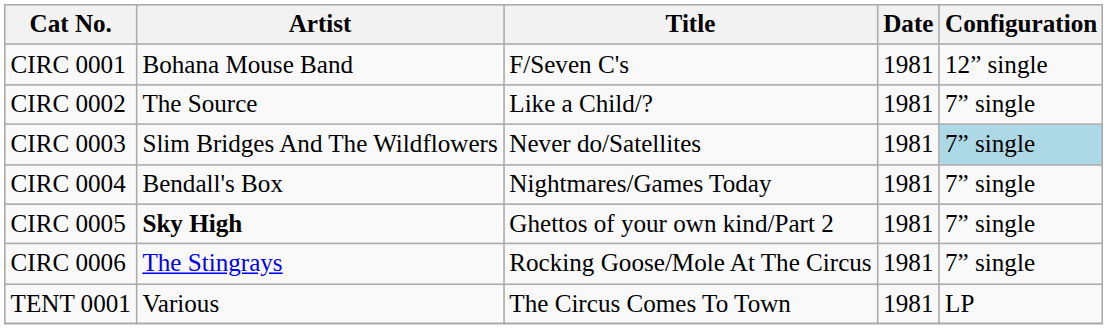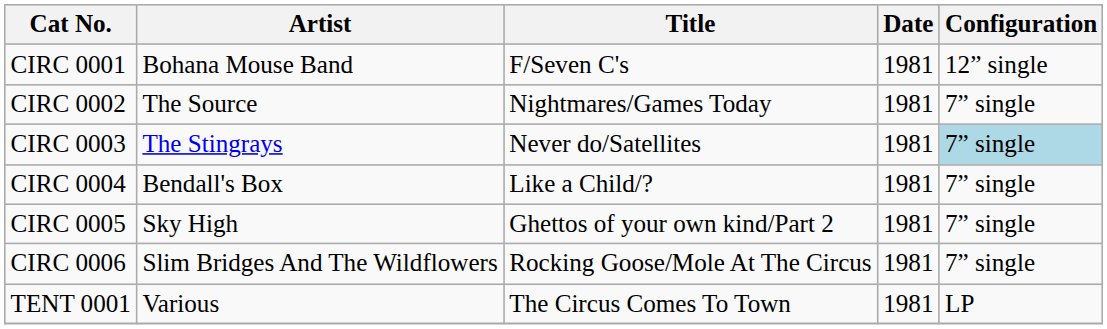(581, 104) Like a Child/? -> (640, 104) Nightmares/Games Today
(320, 143) Slim Bridges And The Wildflowers -> (213, 143) The Stingrays
(640, 183) Nightmares/Games Today -> (581, 183) Like a Child/?
(192, 223) bold -> (190, 223) normal
(213, 263) The Stingrays -> (320, 263) Slim Bridges And The Wildflowers
